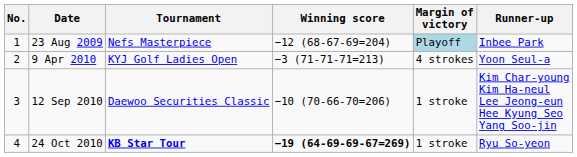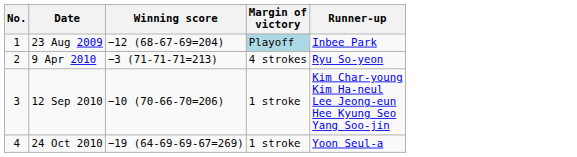- column: (189, 20)
(515, 60) Yoon Seul-a -> (348, 60) Ryu So-yeon
(343, 144) bold -> (176, 144) normal
(515, 144) Ryu So-yeon -> (348, 144) Yoon Seul-a
